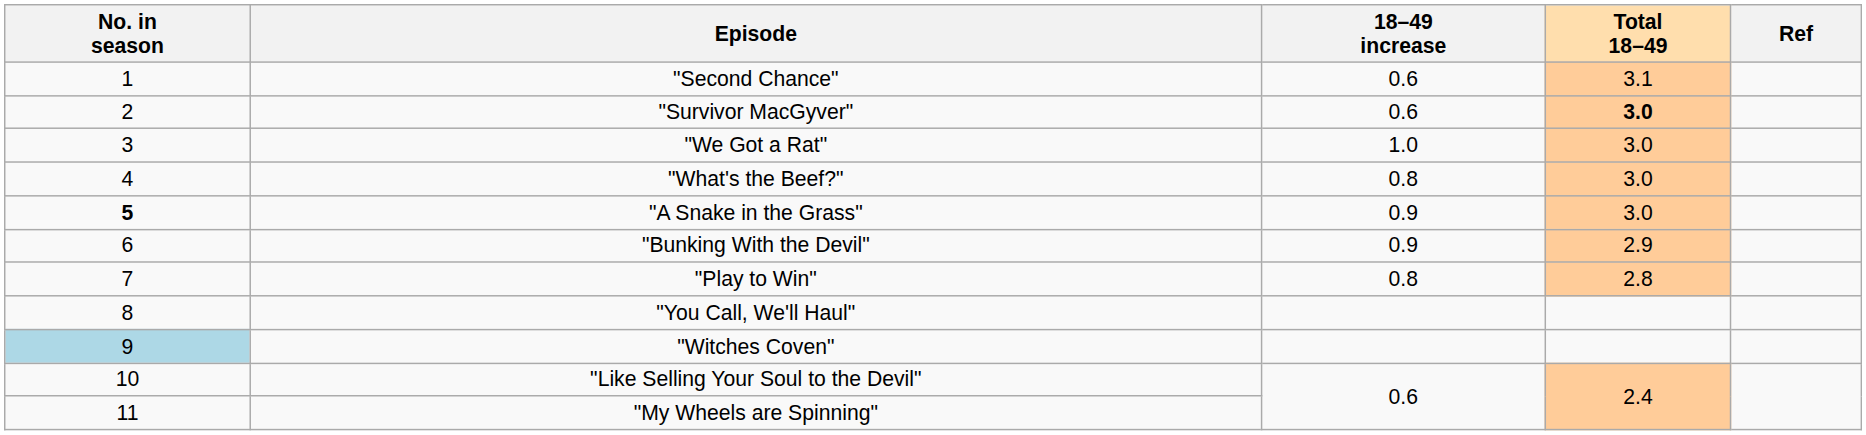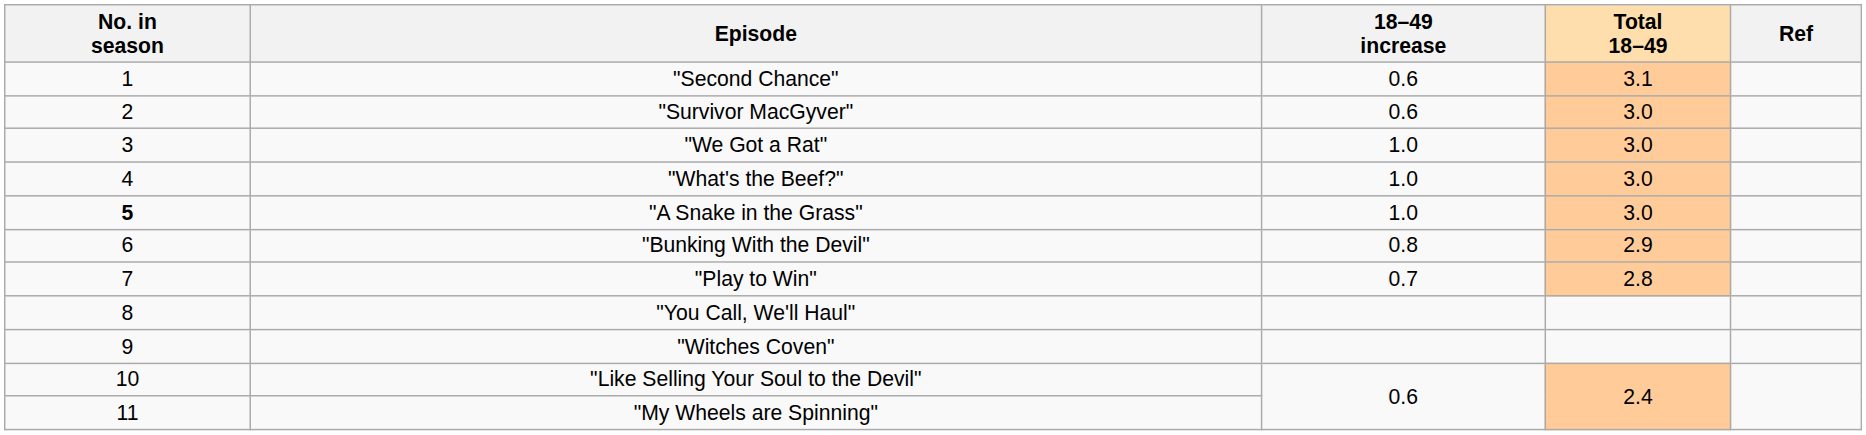(1638, 112) bold -> (1638, 112) normal
(1403, 179) 0.8 -> (1403, 179) 1.0
(1403, 213) 0.9 -> (1403, 213) 1.0
(1403, 246) 0.9 -> (1403, 246) 0.8
(1403, 279) 0.8 -> (1403, 279) 0.7
(127, 346) lightblue background -> (127, 346) no background
